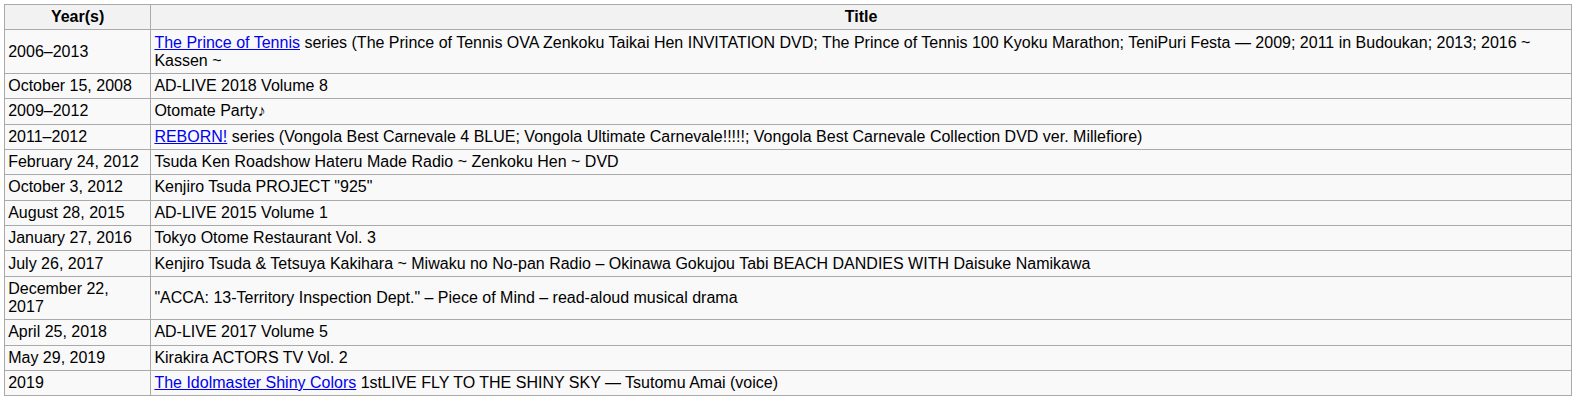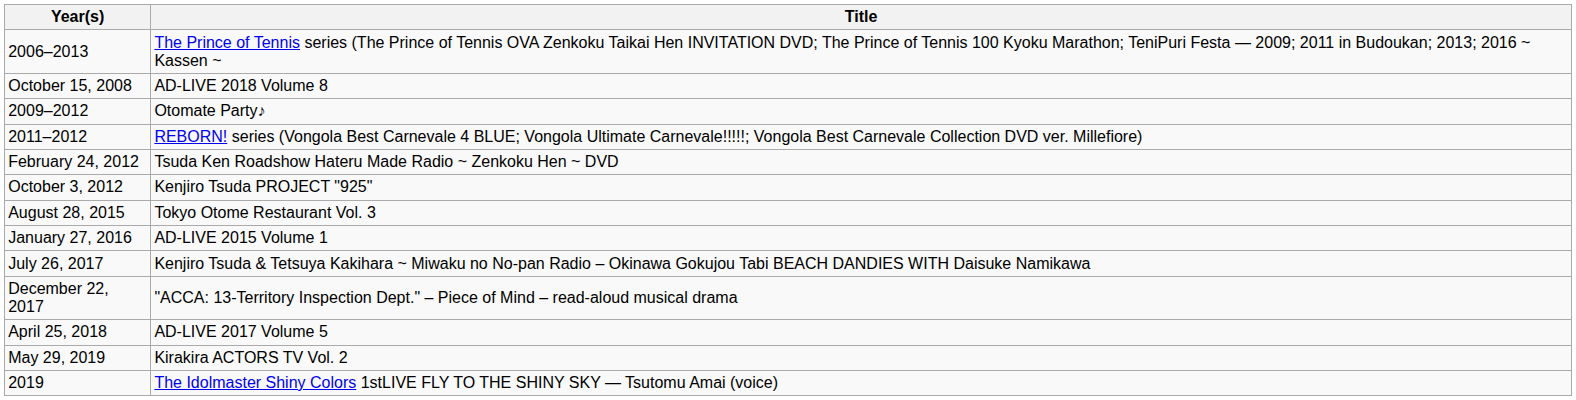(241, 212) AD-LIVE 2015 Volume 1 -> (265, 212) Tokyo Otome Restaurant Vol. 3
(265, 238) Tokyo Otome Restaurant Vol. 3 -> (241, 238) AD-LIVE 2015 Volume 1
